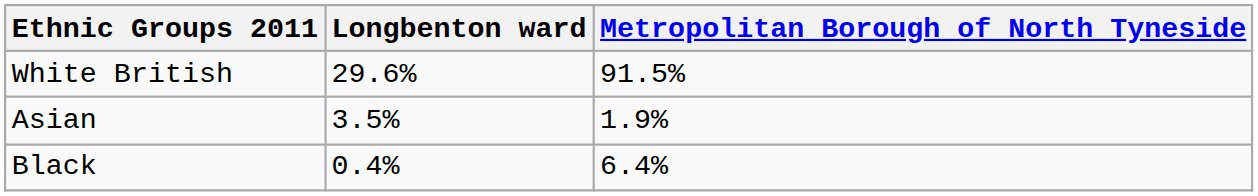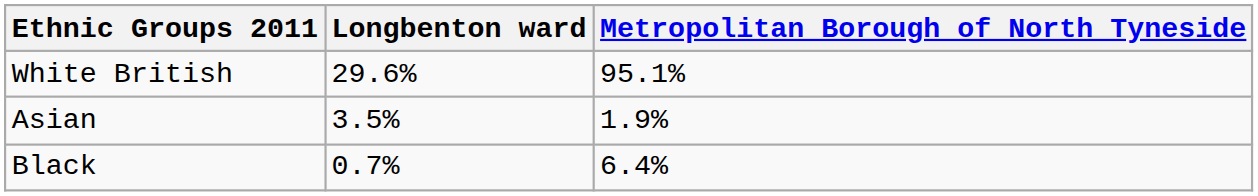(643, 74) 91.5% -> (643, 74) 95.1%
(366, 167) 0.4% -> (366, 167) 0.7%
